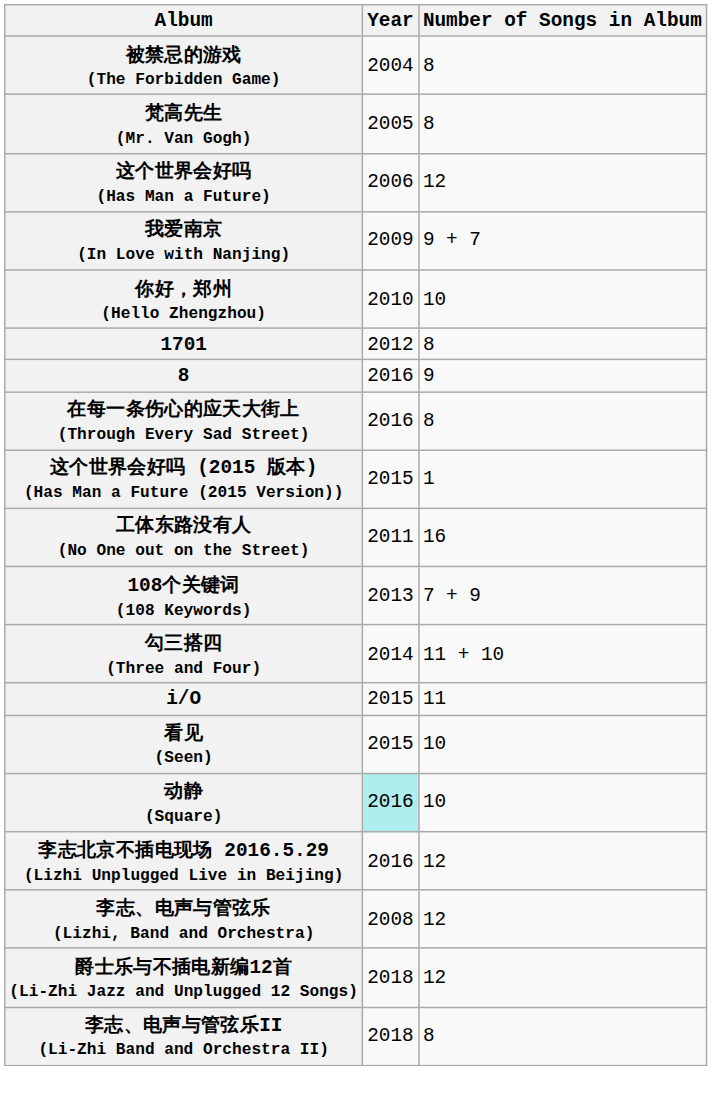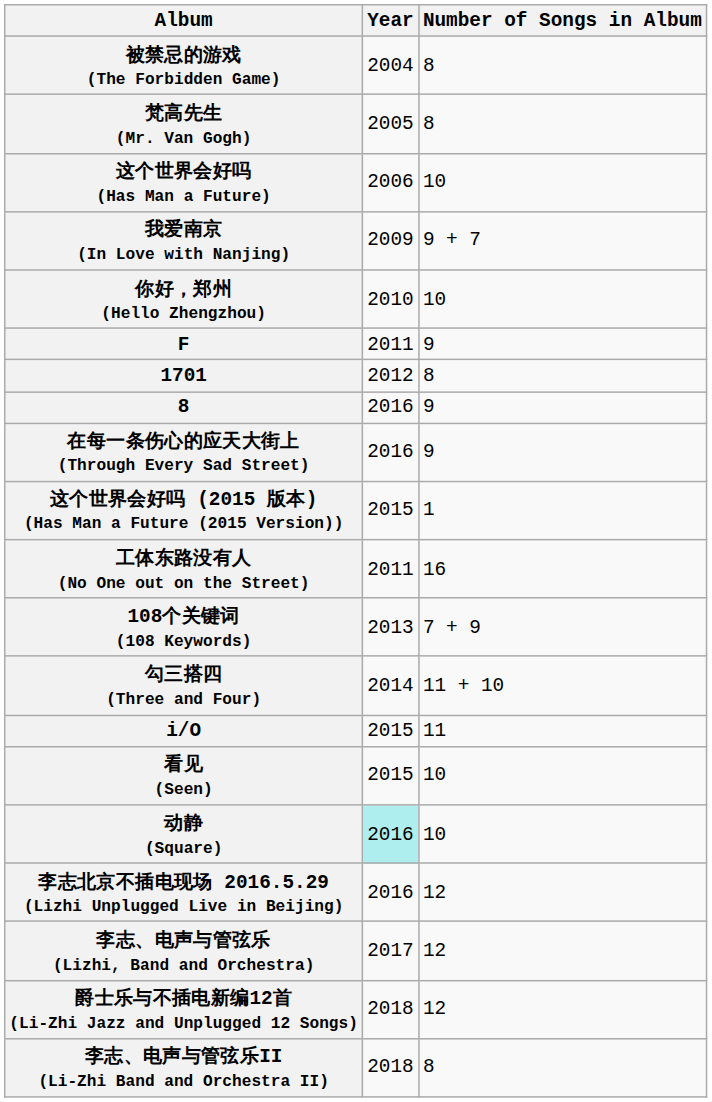(435, 182) 12 -> (435, 182) 10
+ row: (184, 344)
(429, 421) 8 -> (429, 452) 9
(390, 919) 2008 -> (390, 951) 2017
